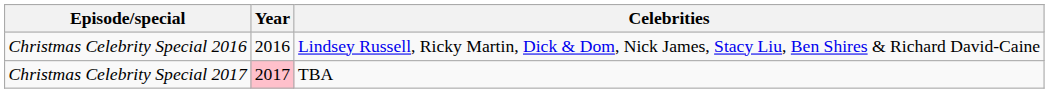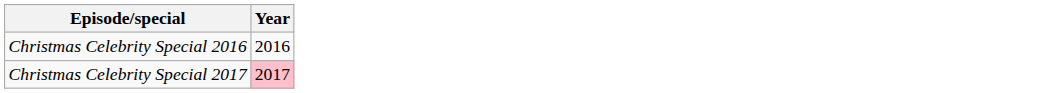- column: (669, 18)
